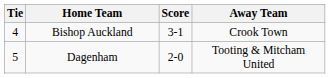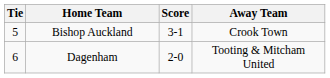(15, 32) 4 -> (15, 32) 5
(15, 57) 5 -> (15, 57) 6
